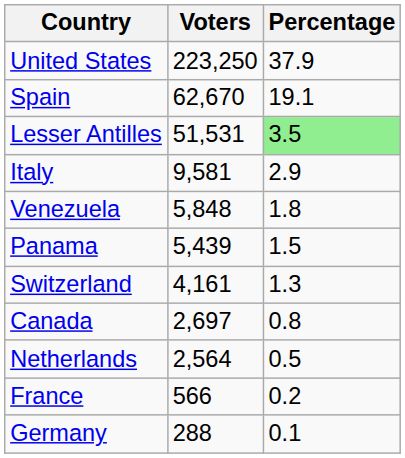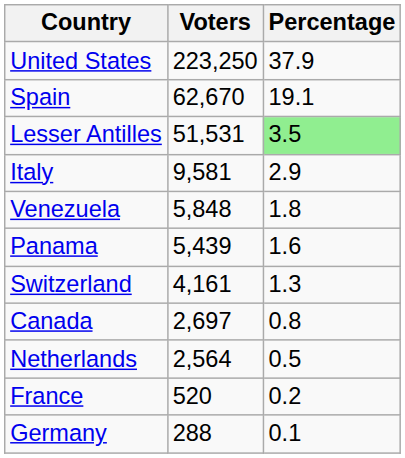(285, 246) 1.5 -> (285, 246) 1.6
(192, 396) 566 -> (192, 396) 520
